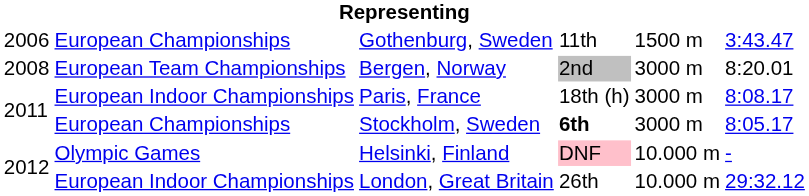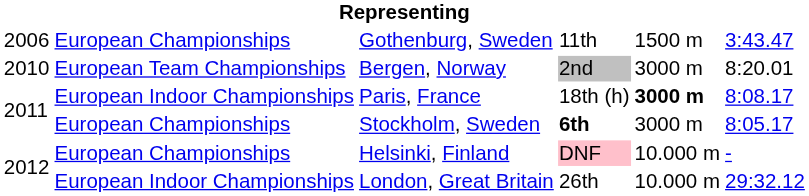(27, 68) 2008 -> (27, 68) 2010
(669, 96) normal -> (669, 96) bold
(127, 153) Olympic Games -> (172, 153) European Championships
